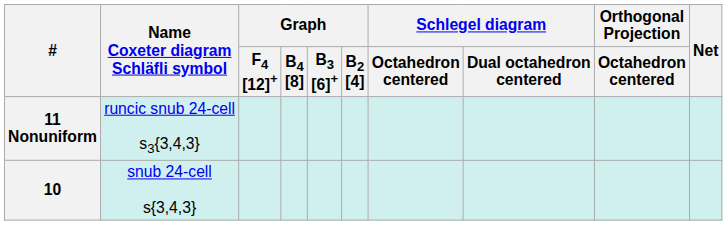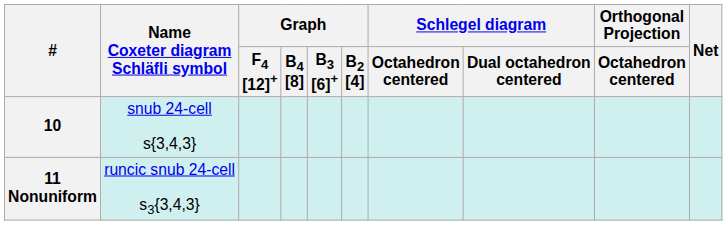rows swapped: (53, 190) <-> (53, 128)
